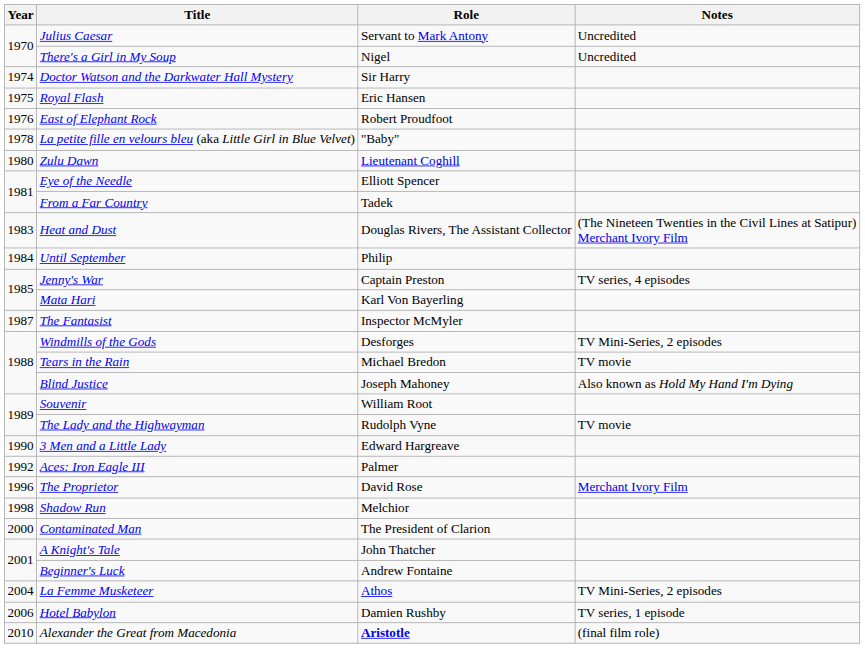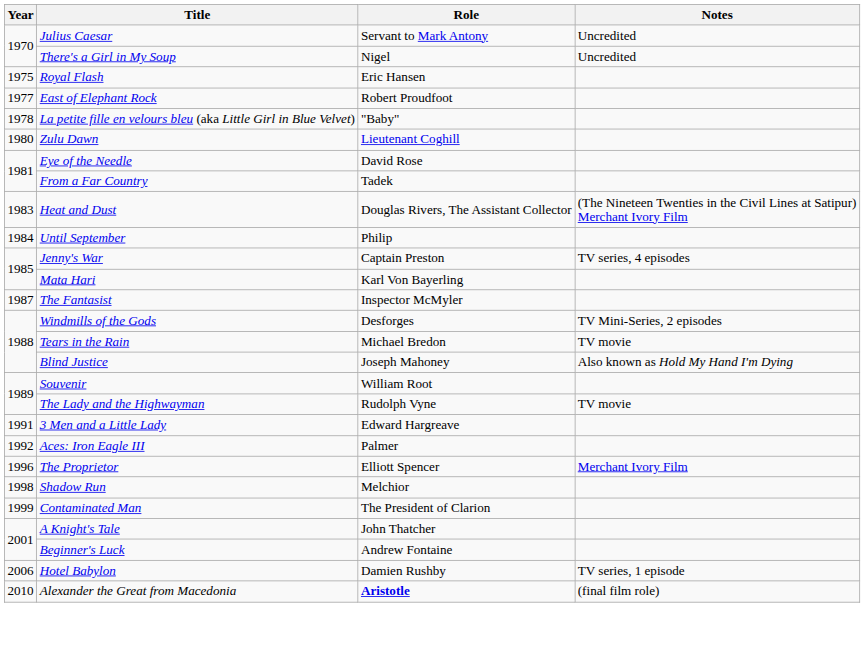- row: (166, 77)
(21, 118) 1976 -> (21, 98) 1977
(400, 181) Elliott Spencer -> (392, 160) David Rose
(21, 445) 1990 -> (21, 425) 1991
(392, 487) David Rose -> (400, 466) Elliott Spencer
(21, 529) 2000 -> (21, 508) 1999
- row: (97, 591)
